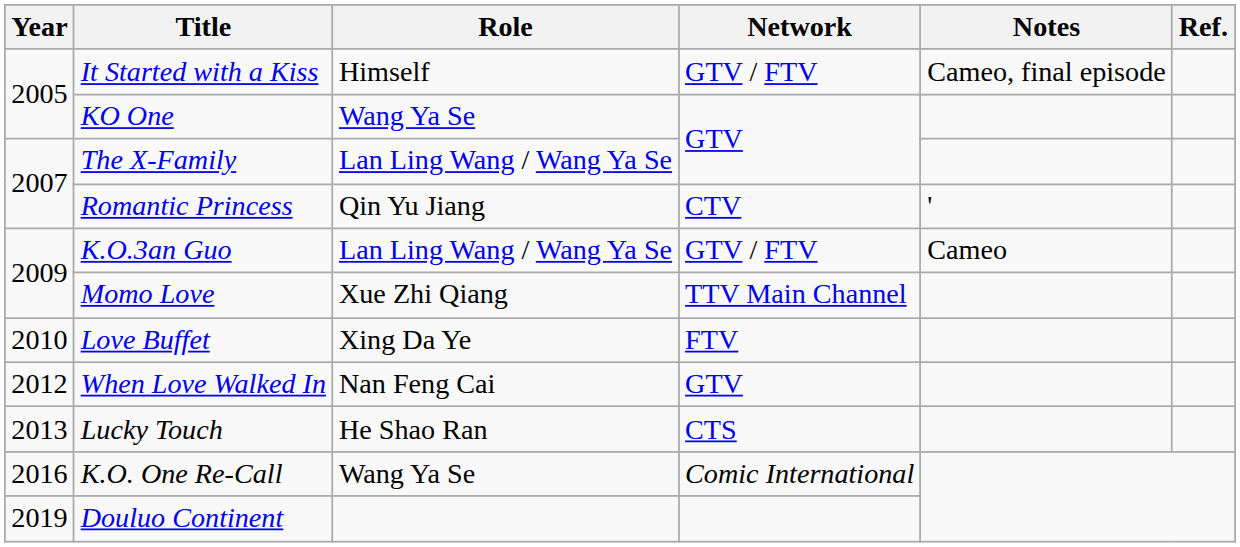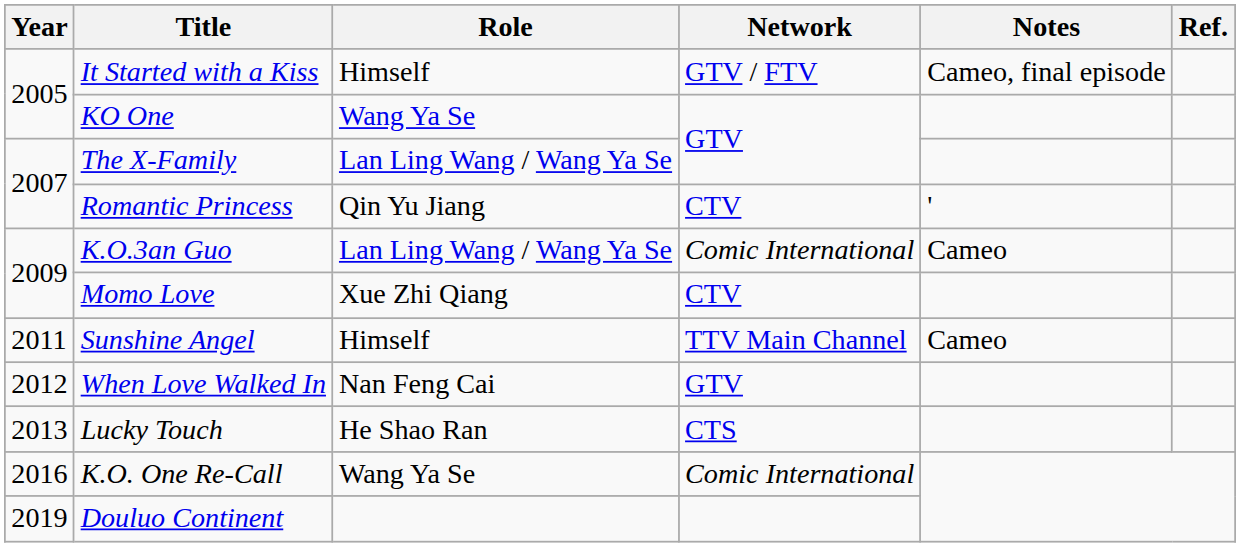(751, 250) GTV / FTV -> (800, 250) Comic International
(796, 294) TTV Main Channel -> (713, 294) CTV
- row: (145, 339)
+ row: (168, 339)
